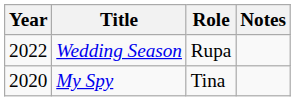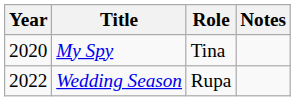rows swapped: (85, 80) <-> (119, 50)
